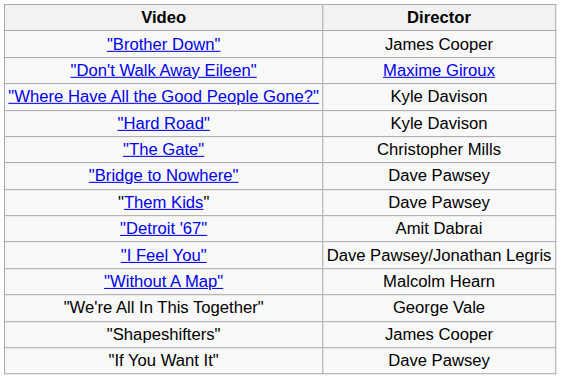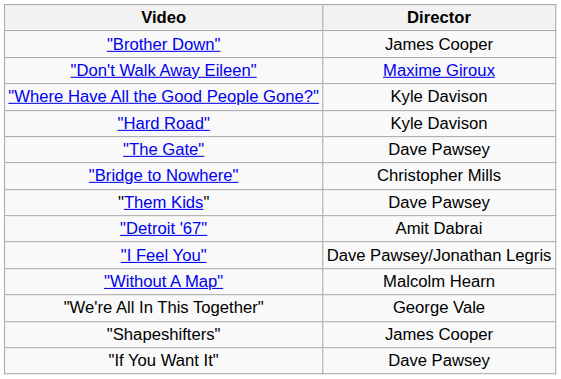(439, 149) Christopher Mills -> (439, 149) Dave Pawsey
(439, 176) Dave Pawsey -> (439, 176) Christopher Mills
